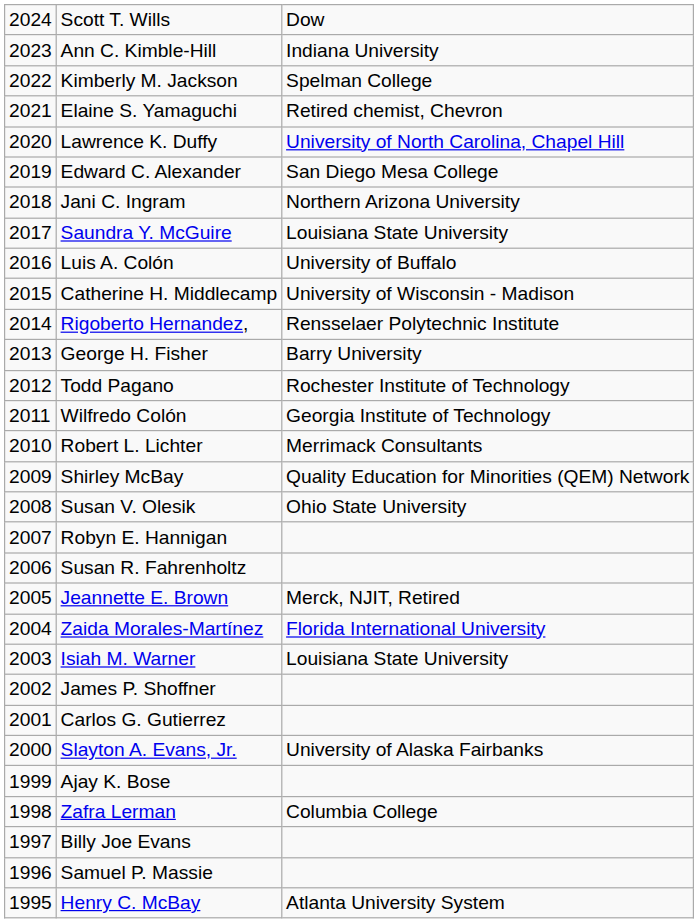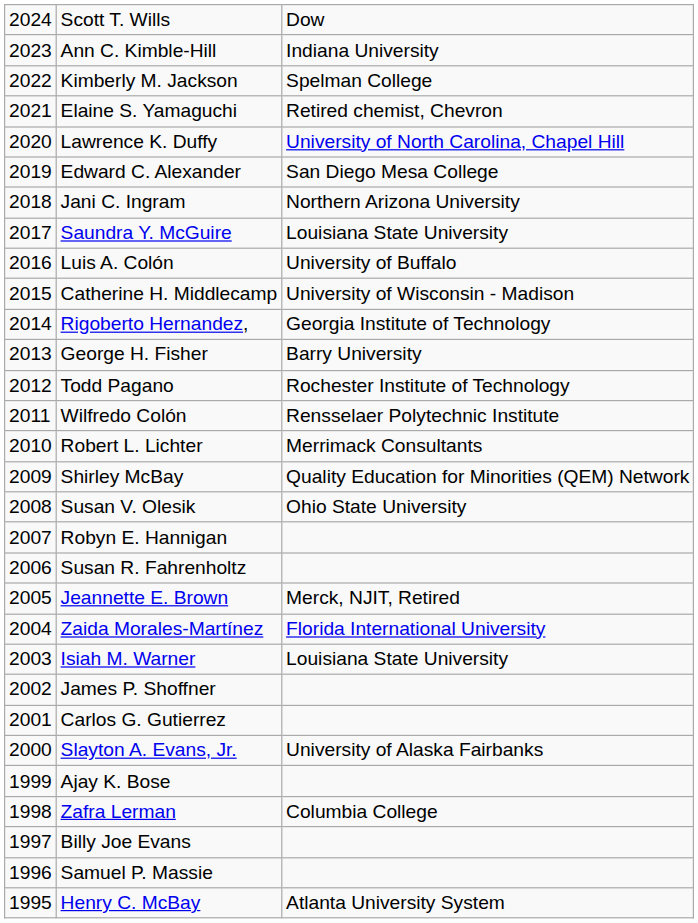(428, 324) Rensselaer Polytechnic Institute -> (424, 324) Georgia Institute of Technology
(424, 415) Georgia Institute of Technology -> (428, 415) Rensselaer Polytechnic Institute
